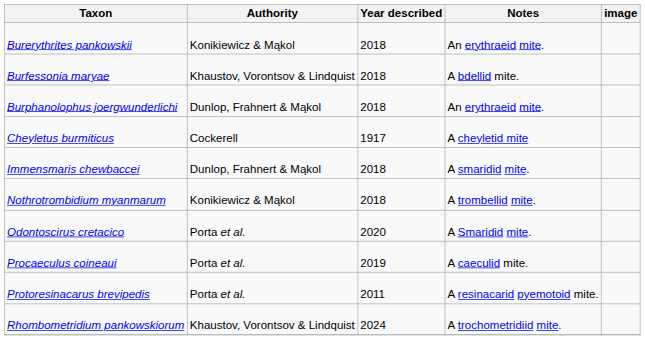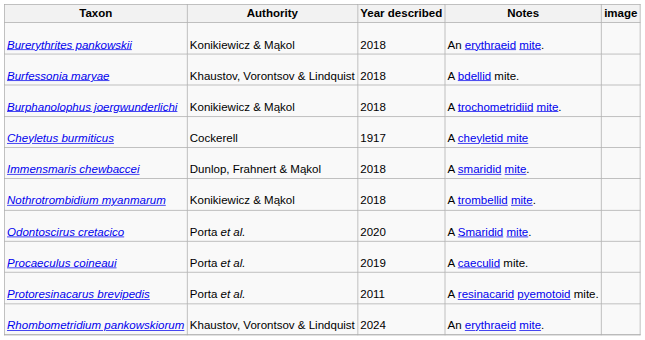(255, 107) Dunlop, Frahnert & Mąkol -> (242, 107) Konikiewicz & Mąkol
(496, 107) An erythraeid mite. -> (505, 107) A trochometridiid mite.
(505, 325) A trochometridiid mite. -> (496, 325) An erythraeid mite.
